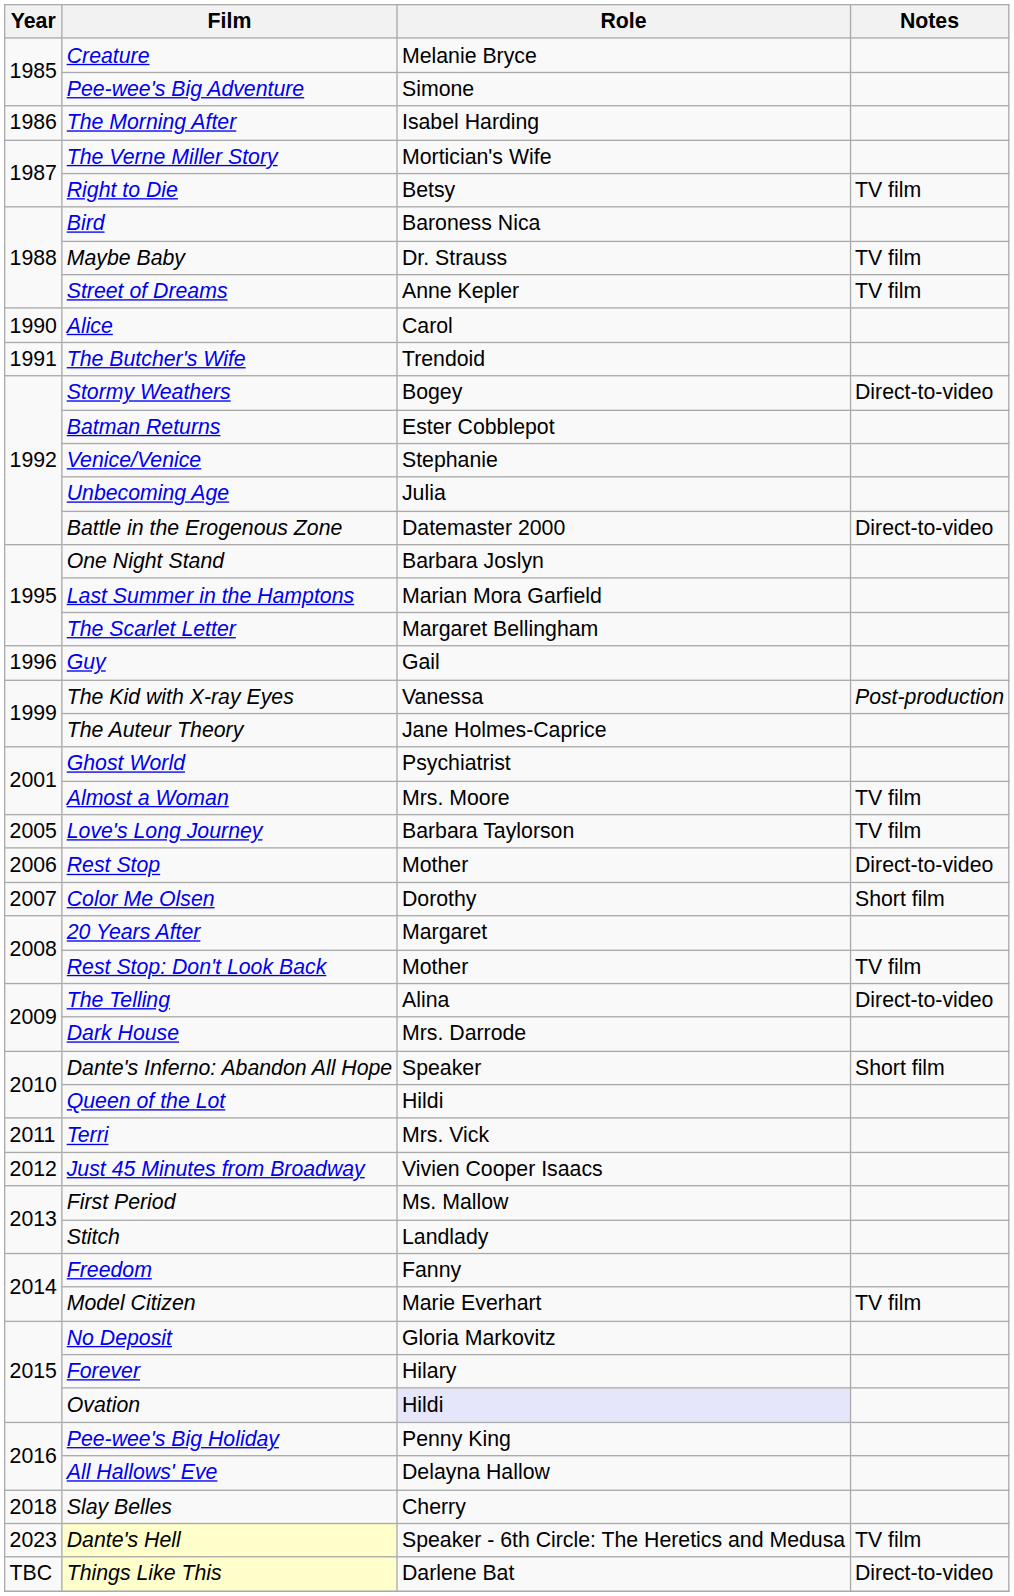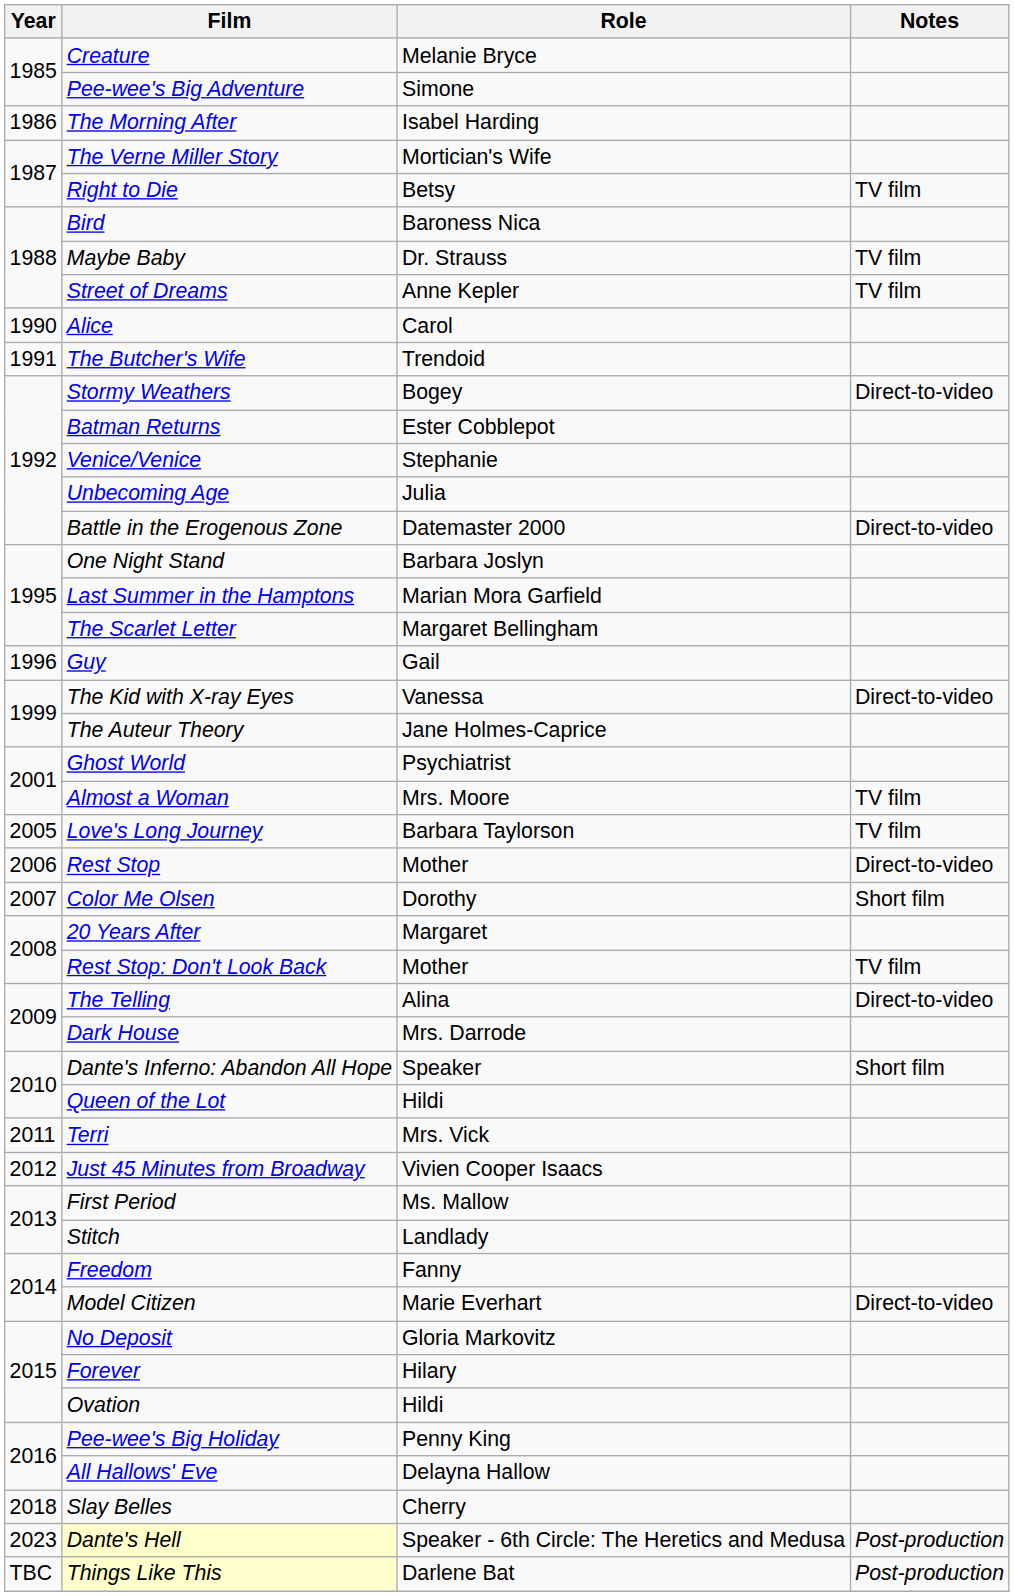(929, 696) Post-production -> (924, 696) Direct-to-video
(888, 1303) TV film -> (924, 1303) Direct-to-video
(423, 1405) lavender background -> (423, 1405) no background
(888, 1540) TV film -> (929, 1540) Post-production
(924, 1573) Direct-to-video -> (929, 1573) Post-production
